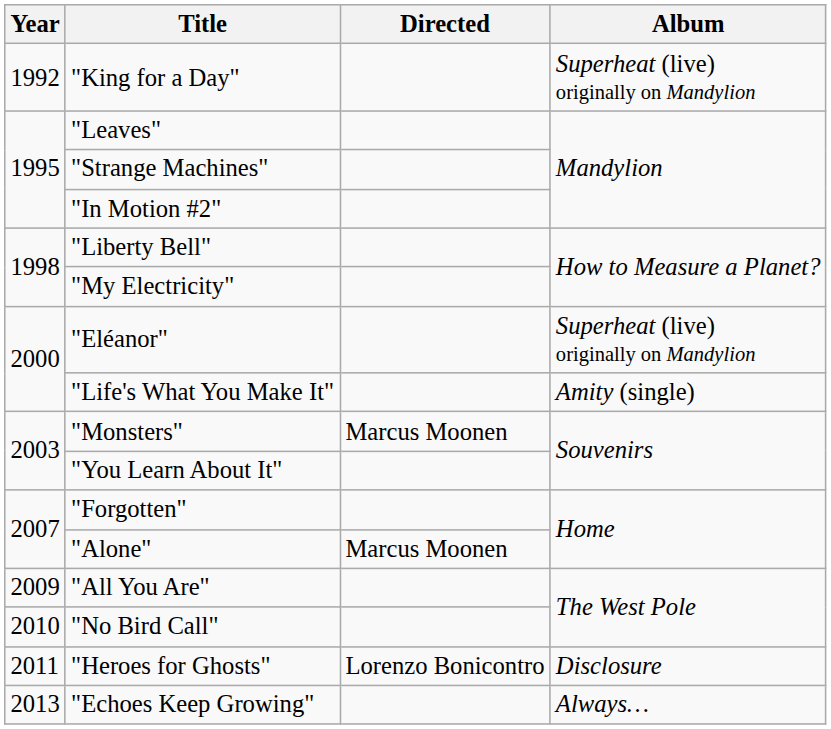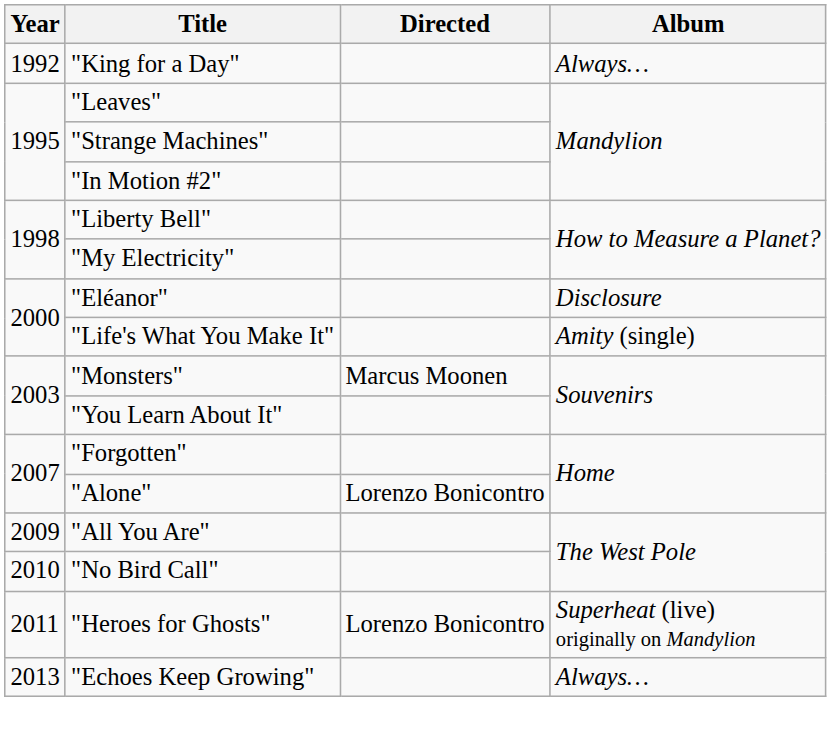(656, 76) Superheat (live) originally on Mandylion -> (602, 63) Always…
(656, 339) Superheat (live) originally on Mandylion -> (609, 297) Disclosure
(426, 548) Marcus Moonen -> (445, 492) Lorenzo Bonicontro
(609, 665) Disclosure -> (656, 624) Superheat (live) originally on Mandylion
